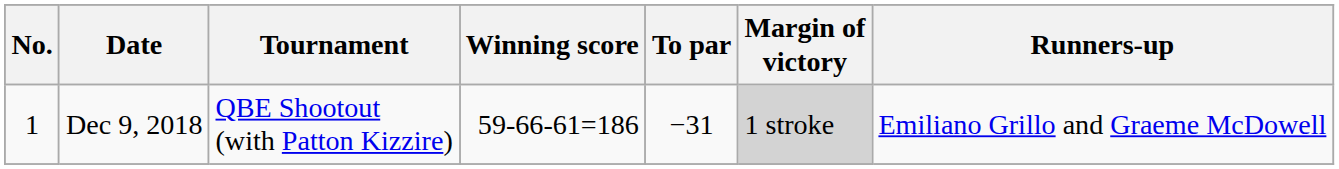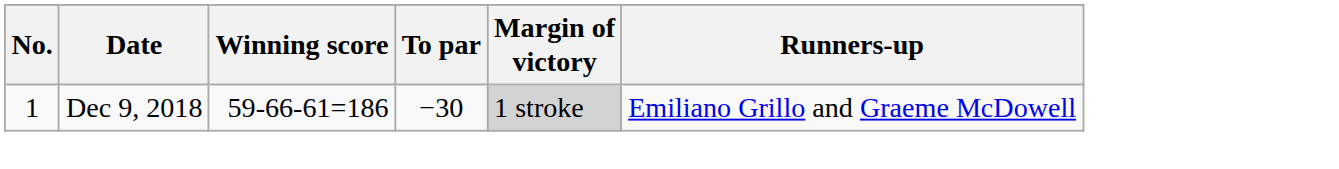- column: (334, 44)
(692, 124) −31 -> (441, 107) −30
